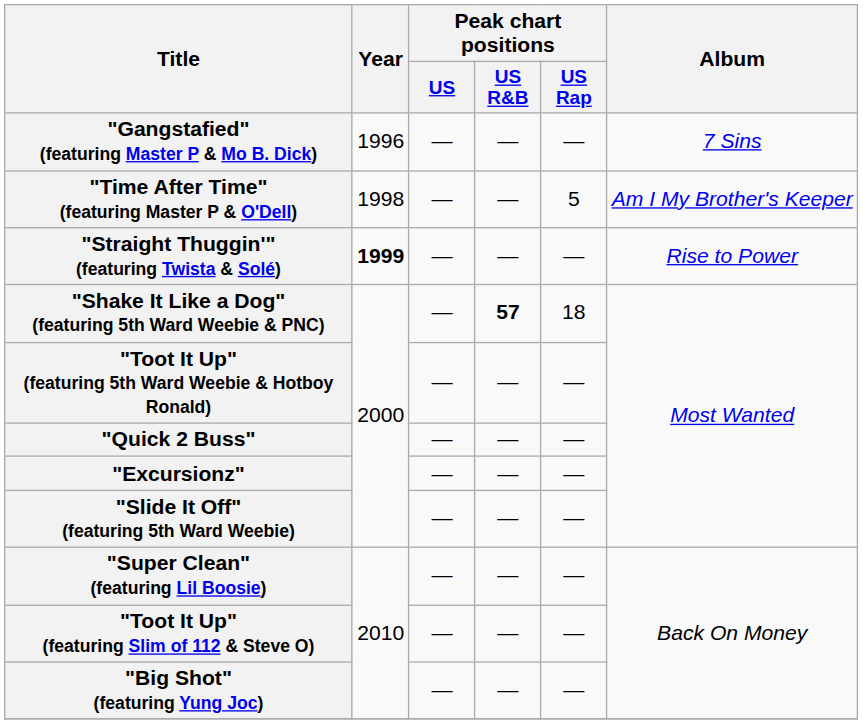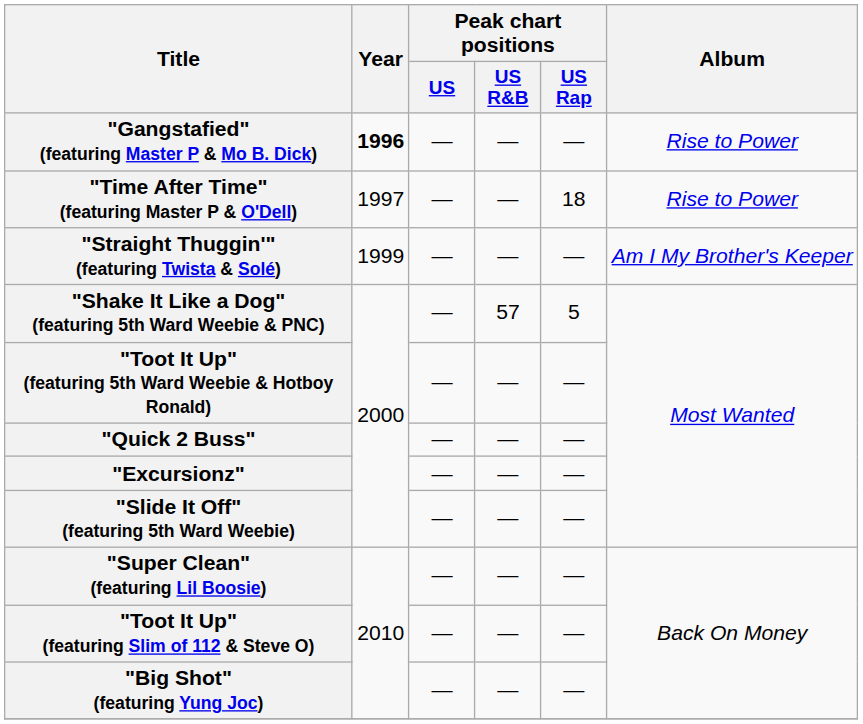(381, 141) normal -> (381, 141) bold
(732, 141) 7 Sins -> (732, 141) Rise to Power
(381, 198) 1998 -> (381, 198) 1997
(574, 198) 5 -> (574, 198) 18
(732, 198) Am I My Brother's Keeper -> (732, 198) Rise to Power
(381, 256) bold -> (381, 256) normal
(732, 256) Rise to Power -> (732, 256) Am I My Brother's Keeper
(508, 313) bold -> (508, 313) normal
(574, 313) 18 -> (574, 313) 5
